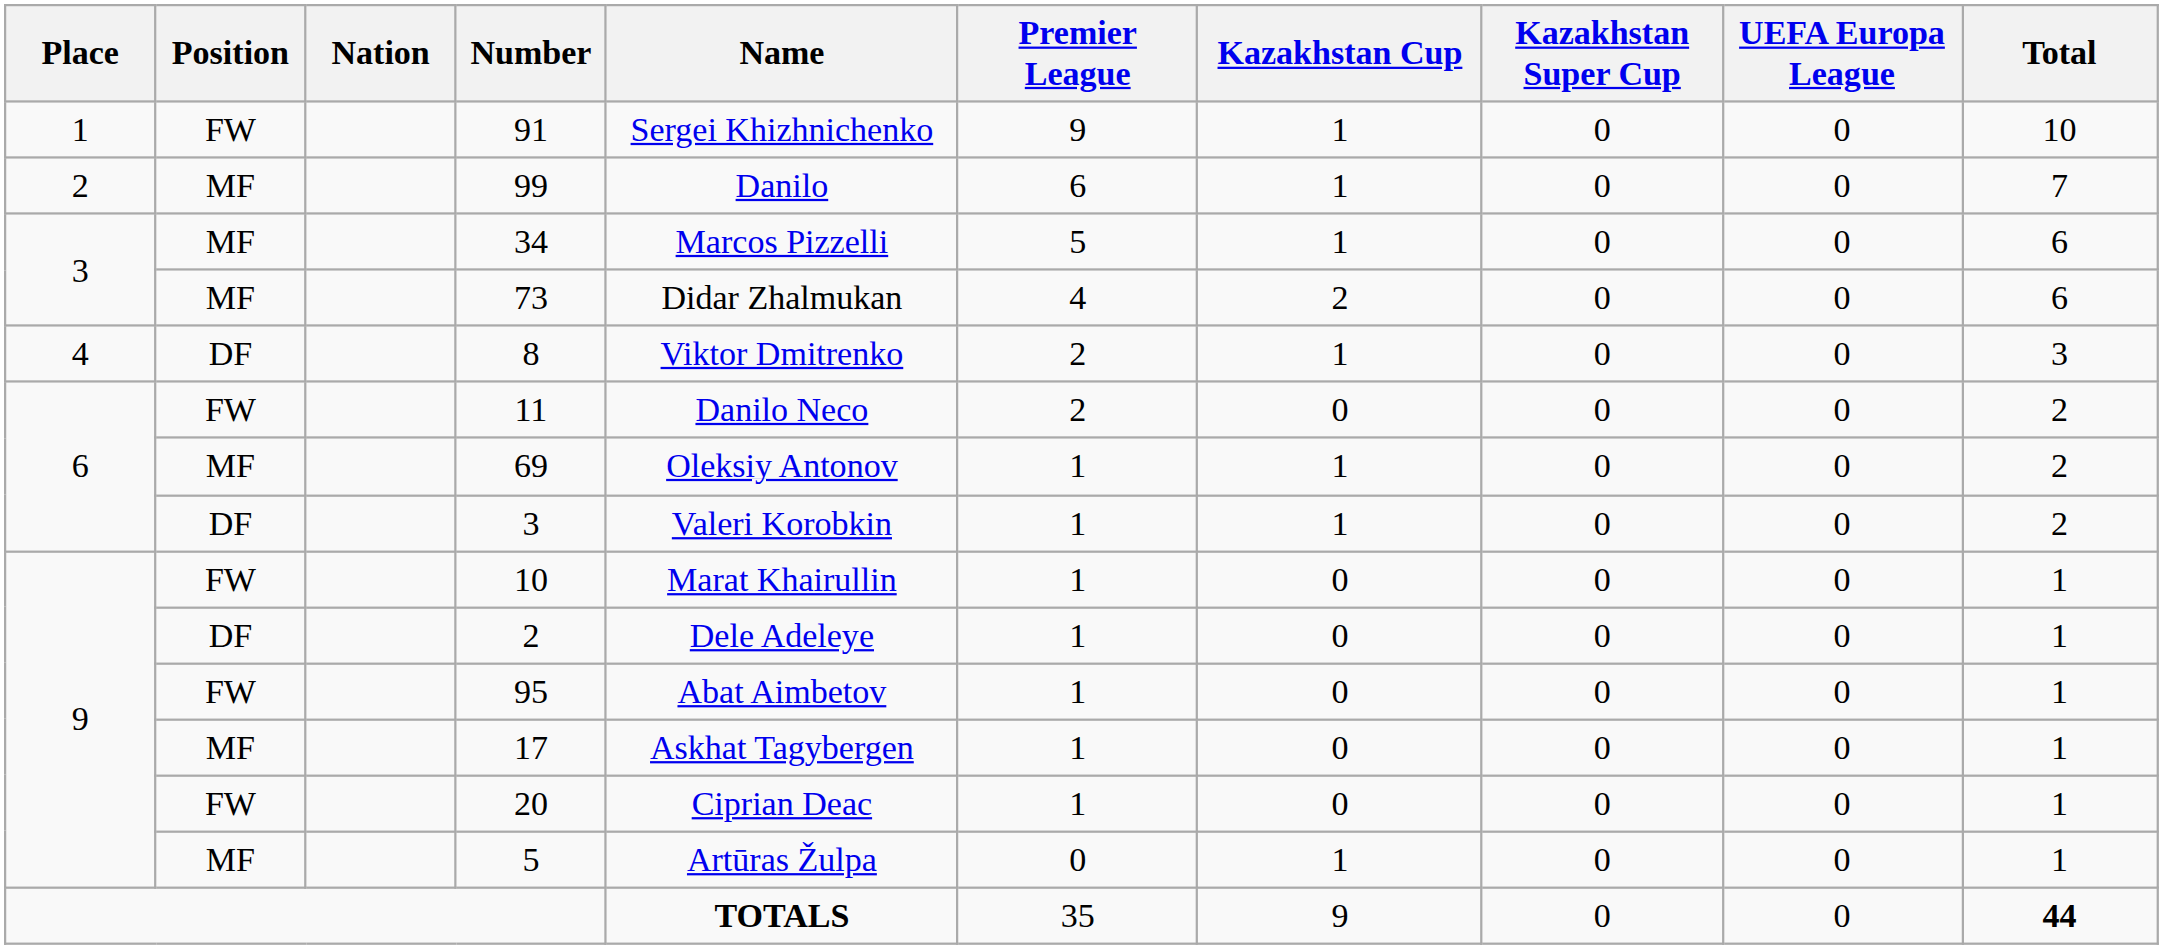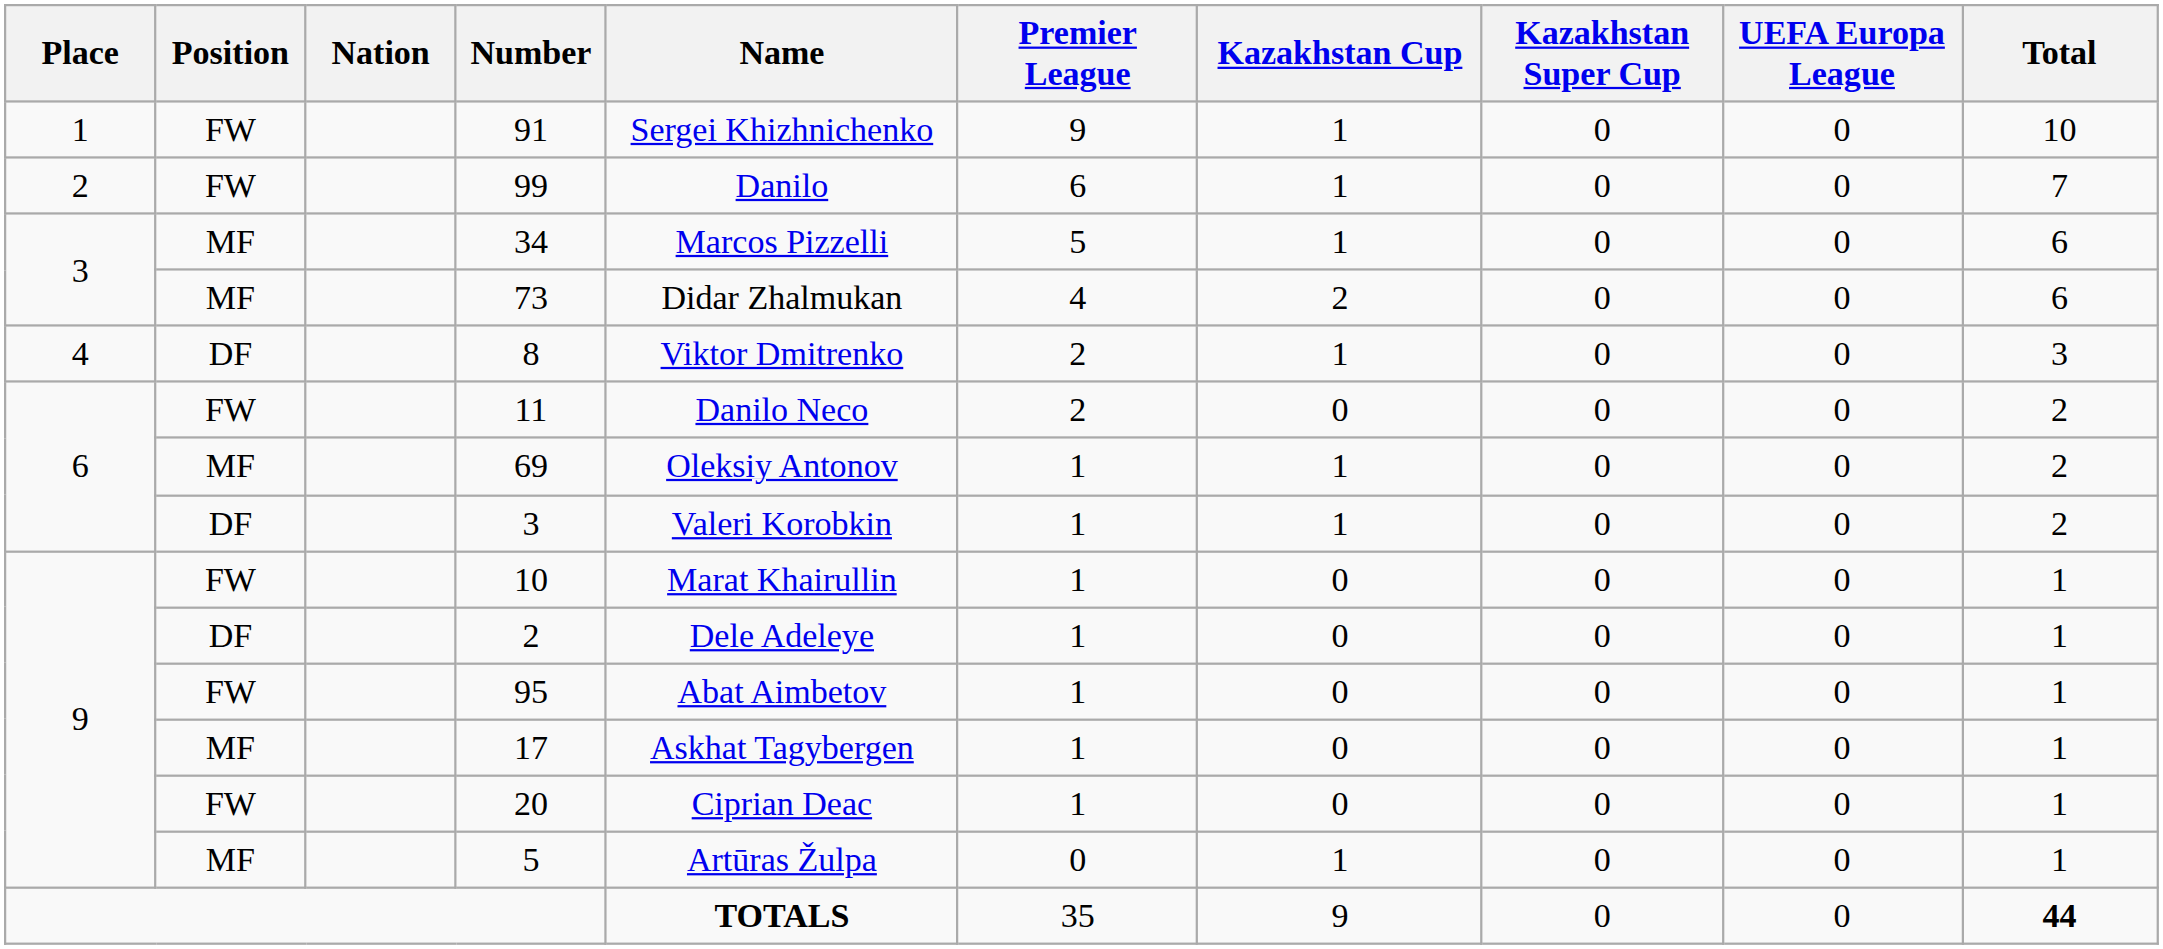(230, 185) MF -> (230, 185) FW
